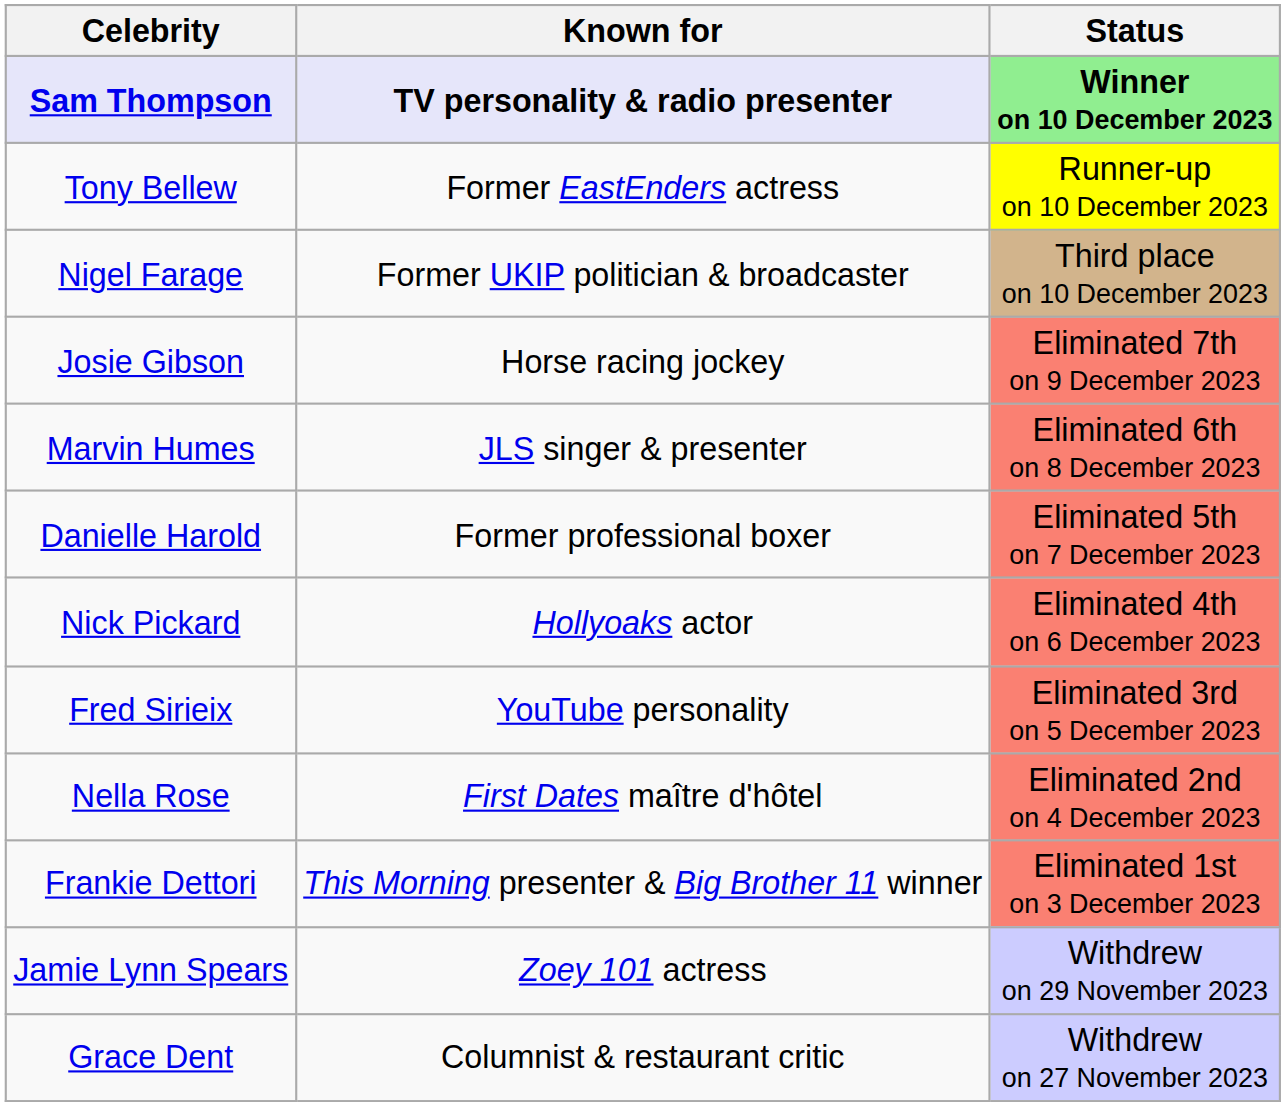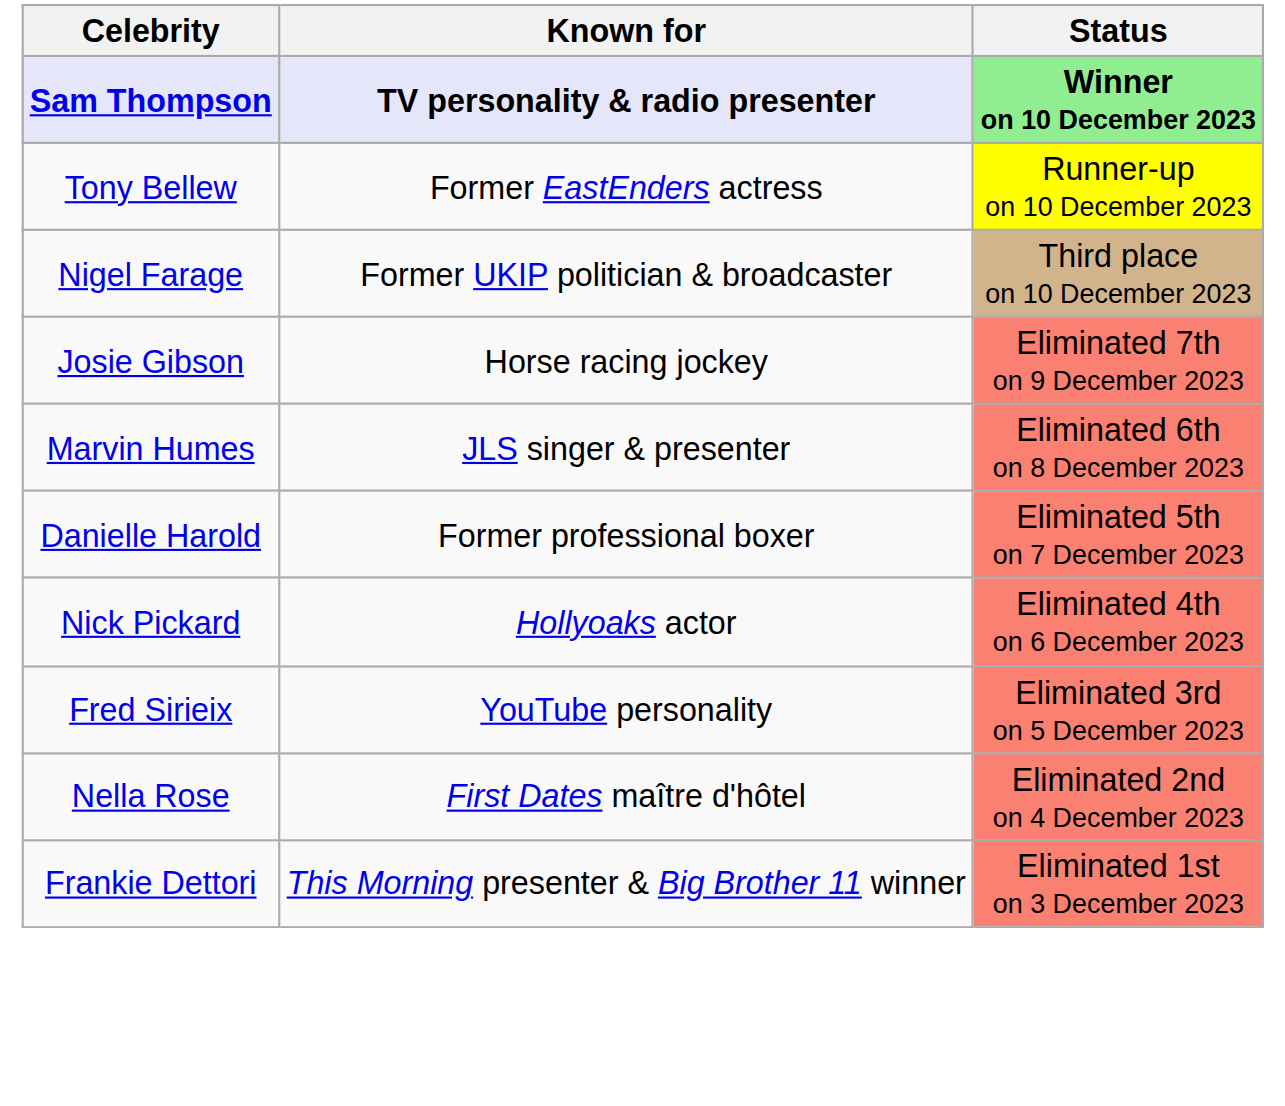- row: (151, 970)
- row: (151, 1057)
